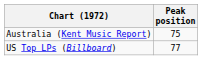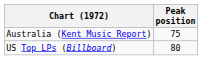(176, 48) 77 -> (176, 48) 80
